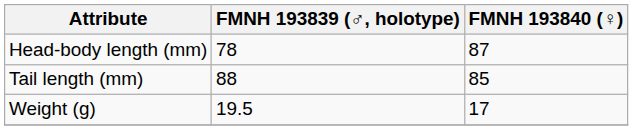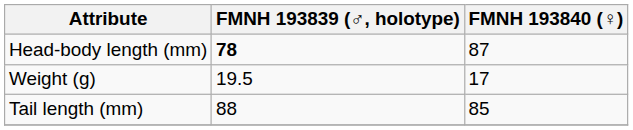(226, 49) normal -> (226, 49) bold
rows swapped: (76, 79) <-> (52, 109)
